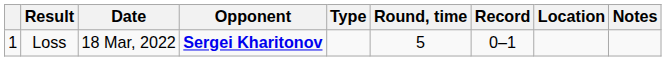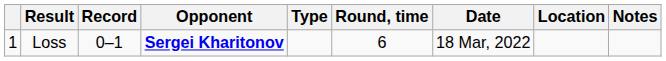columns swapped: (503, 17) <-> (129, 17)
(421, 42) 5 -> (382, 42) 6
